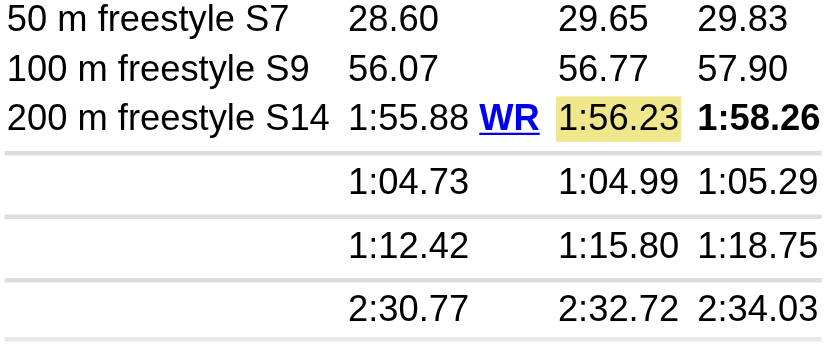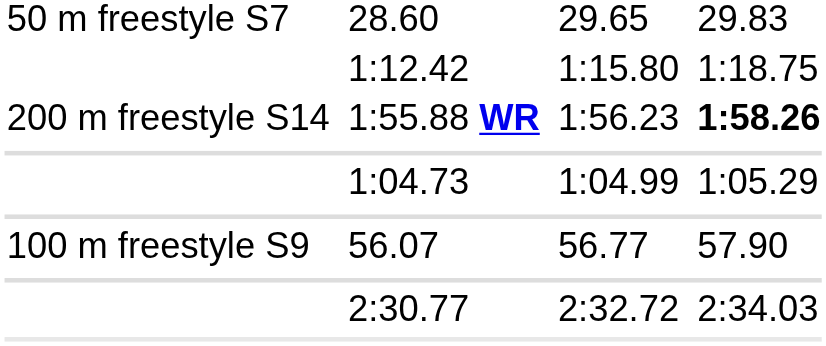rows swapped: (158, 68) <-> (168, 246)
(619, 118) khaki background -> (619, 118) no background
